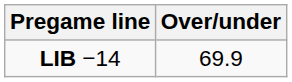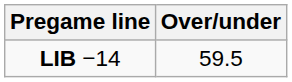(221, 58) 69.9 -> (221, 58) 59.5
